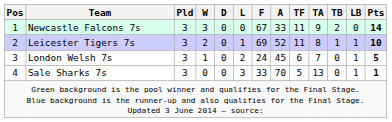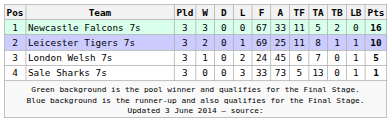(318, 27) 9 -> (318, 27) 5
(376, 27) 14 -> (376, 27) 16
(280, 42) 52 -> (280, 42) 25
(280, 73) 70 -> (280, 73) 73
